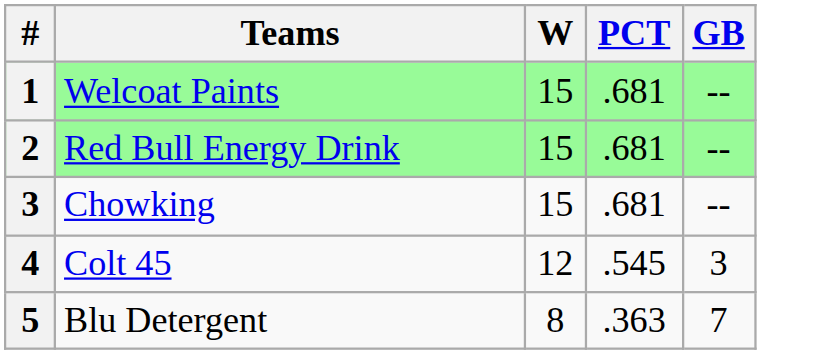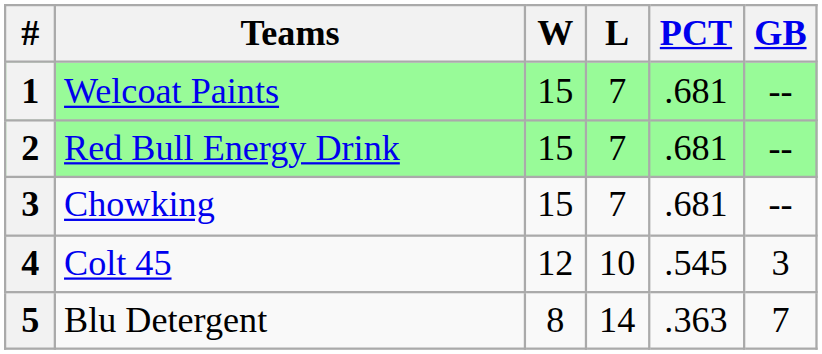+ column: (617, 33)
